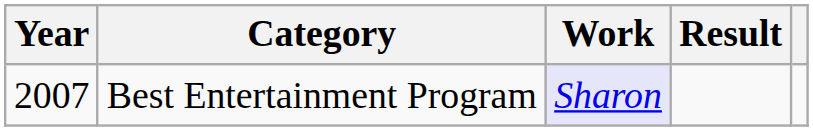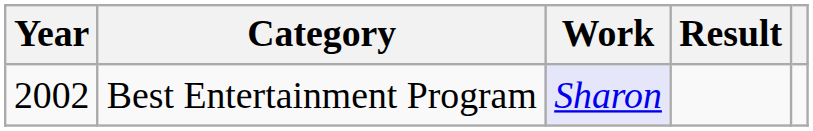(52, 94) 2007 -> (52, 94) 2002
